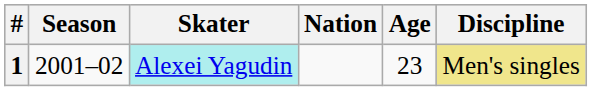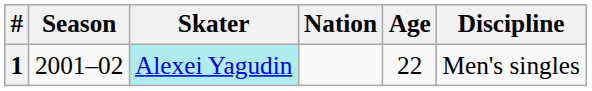(410, 64) 23 -> (410, 64) 22
(511, 64) khaki background -> (511, 64) no background
